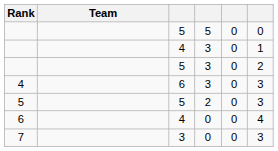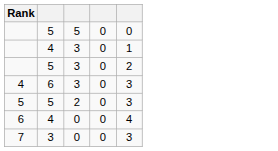- column: (103, 13)
